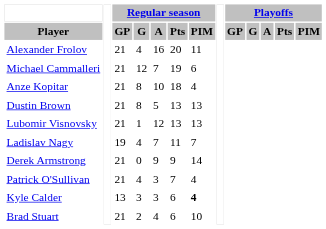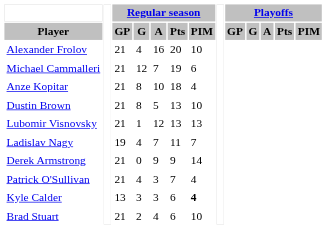(196, 50) 11 -> (196, 50) 10
(196, 105) 13 -> (196, 105) 10
